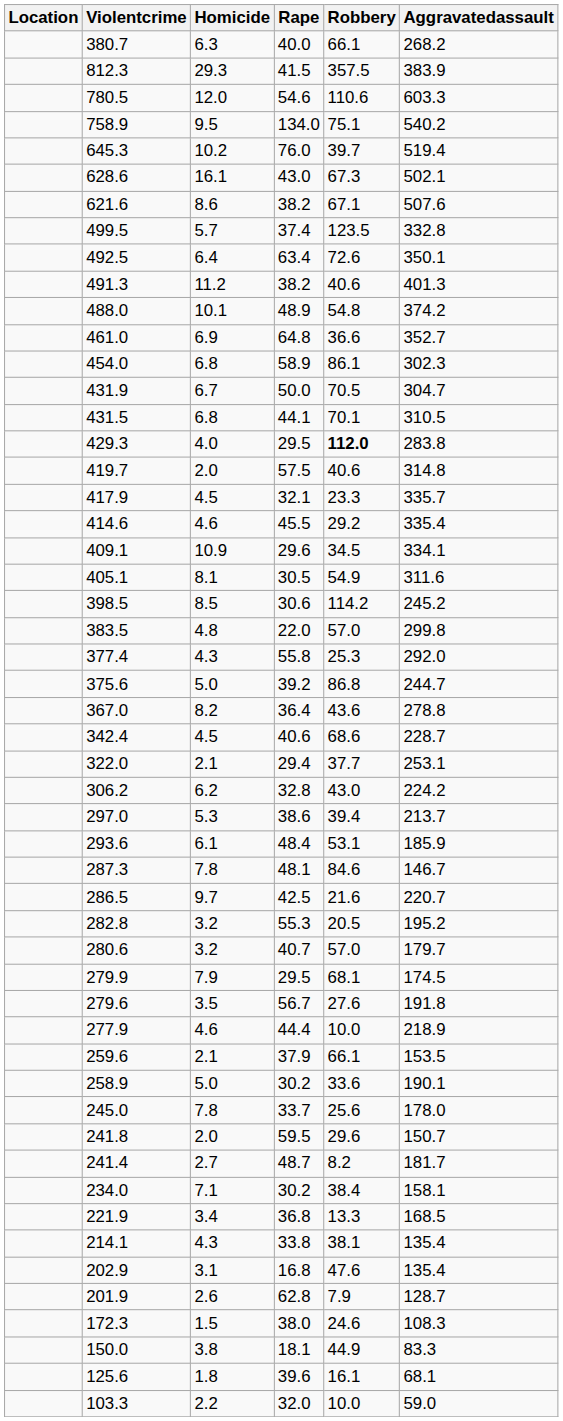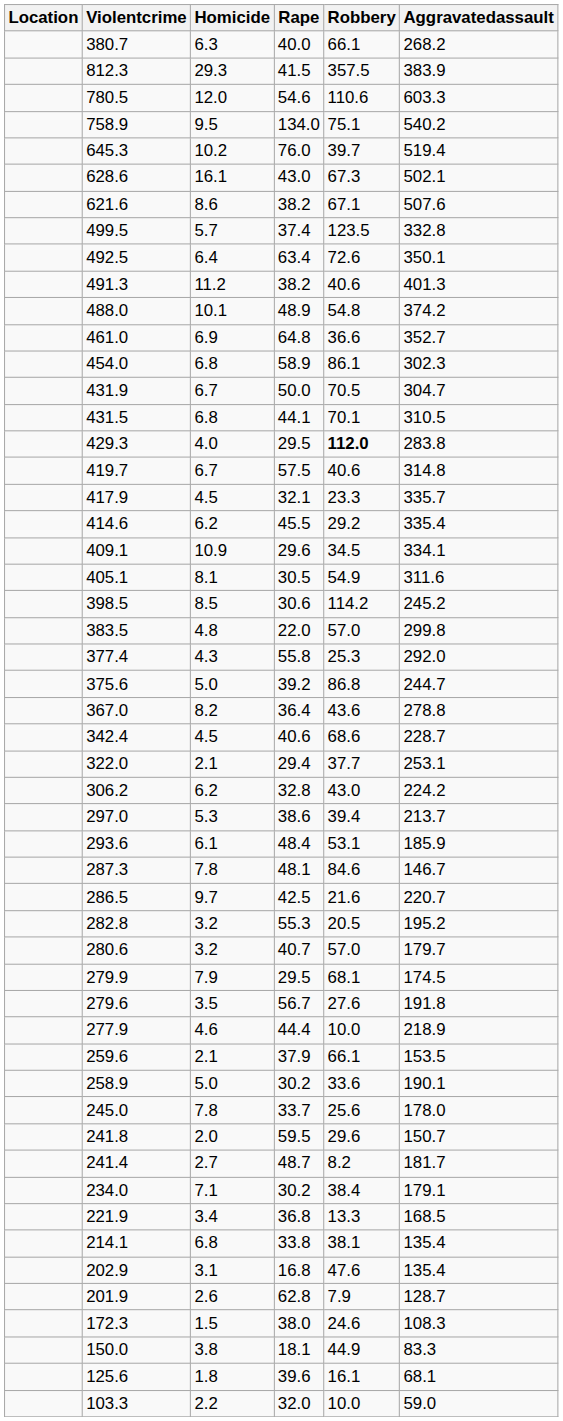(206, 470) 2.0 -> (206, 470) 6.7
(206, 524) 4.6 -> (206, 524) 6.2
(425, 1190) 158.1 -> (425, 1190) 179.1
(206, 1243) 4.3 -> (206, 1243) 6.8
